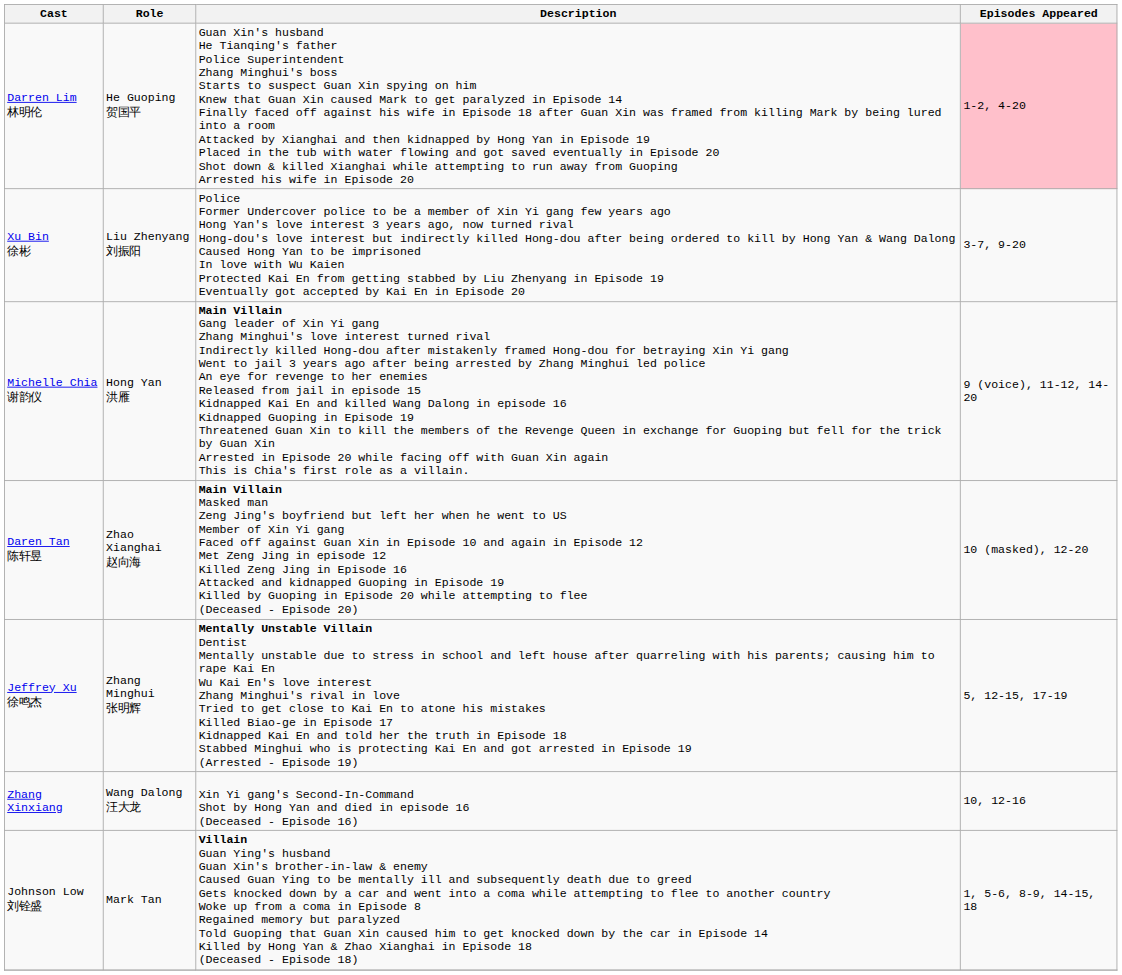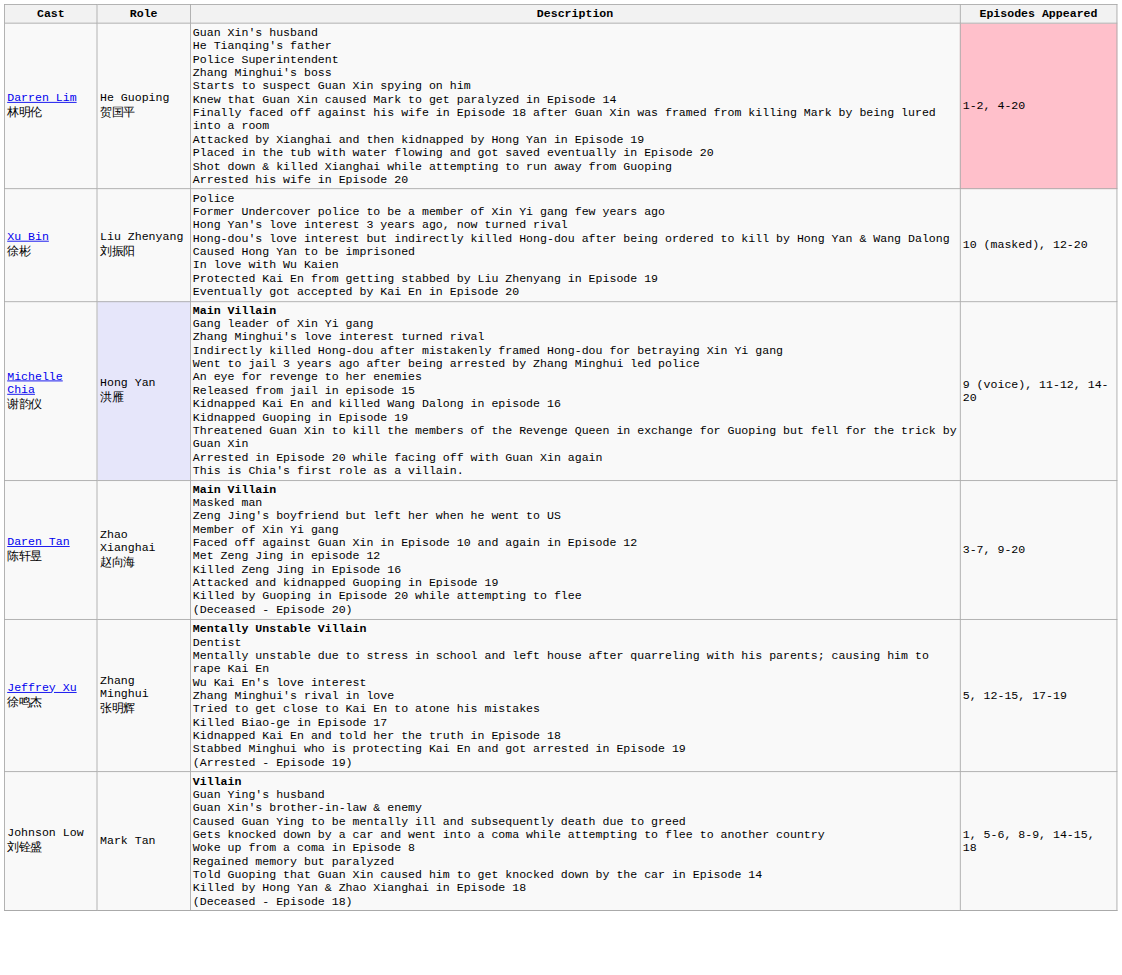(995, 245) 3-7, 9-20 -> (1025, 245) 10 (masked), 12-20
(134, 390) no background -> (128, 390) lavender background
(1026, 550) 10 (masked), 12-20 -> (994, 550) 3-7, 9-20
- row: (35, 801)
